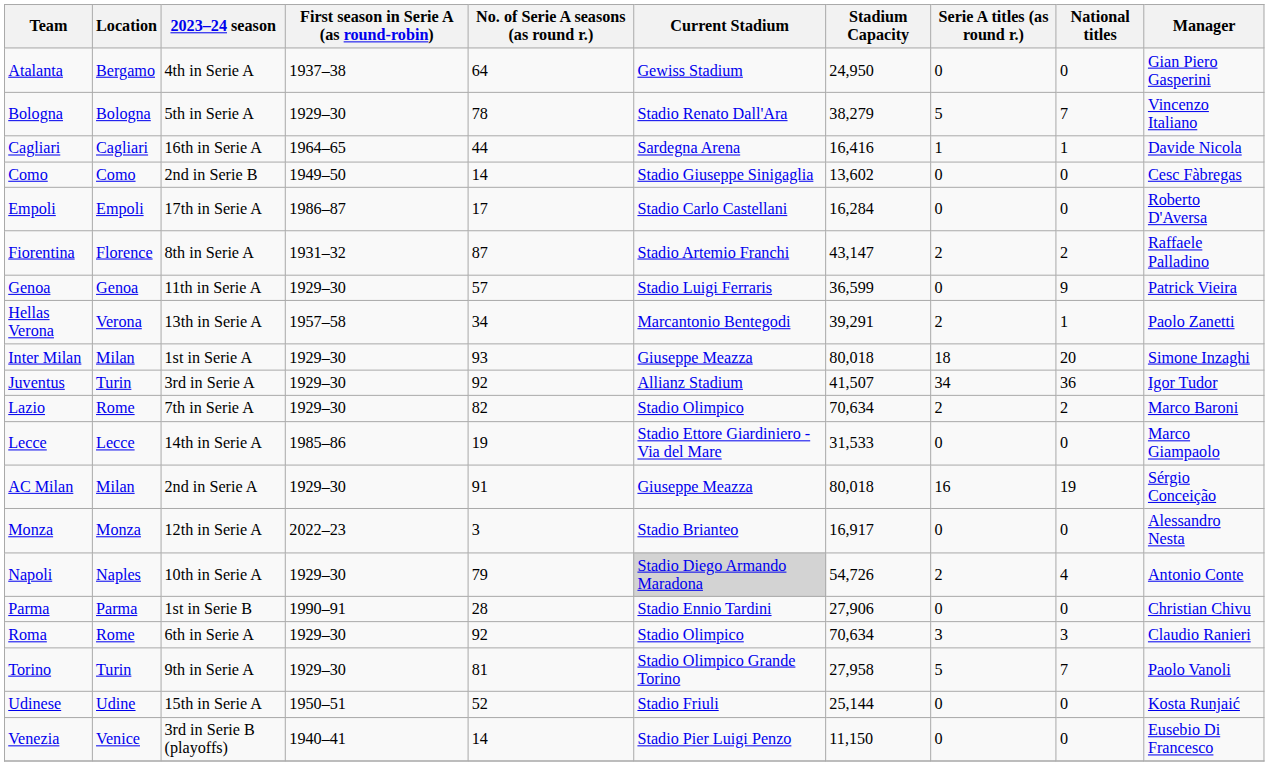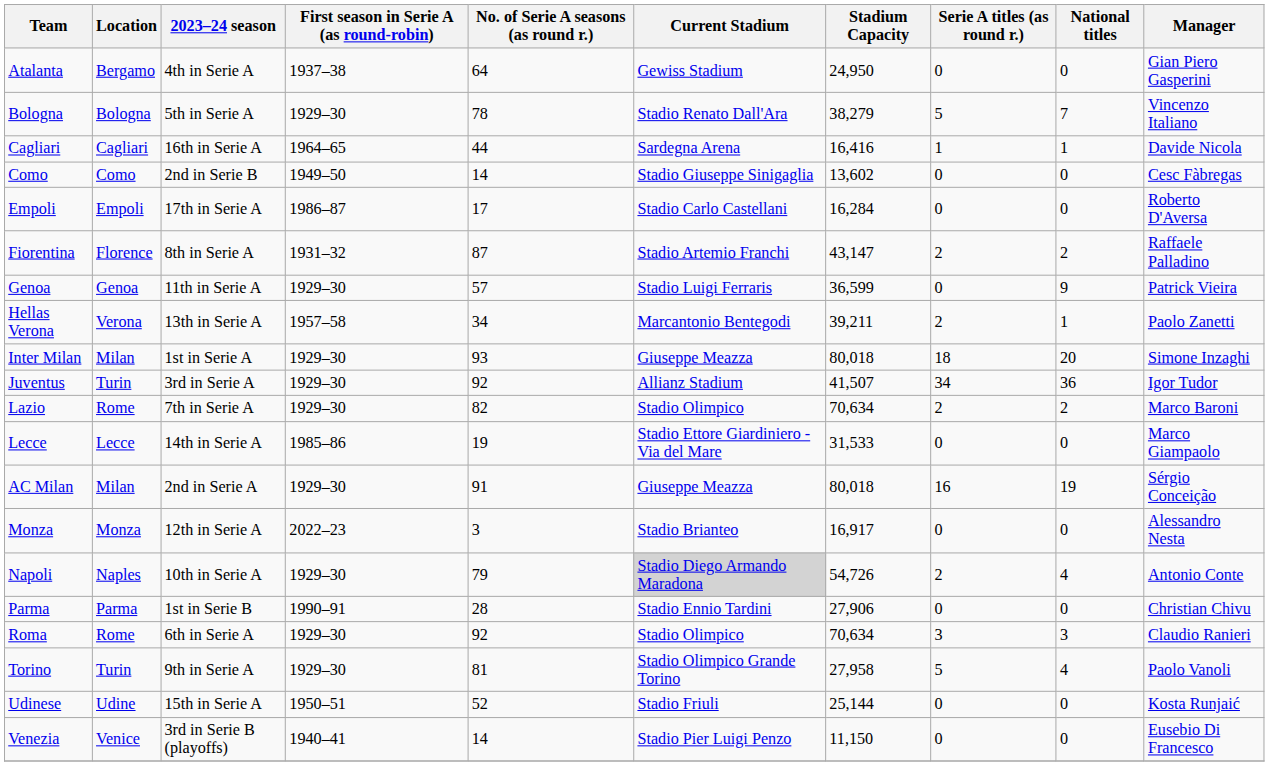(852, 322) 39,291 -> (851, 322) 39,211
(1064, 669) 7 -> (1064, 669) 4
